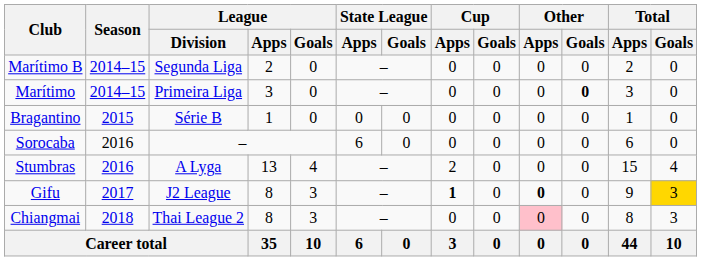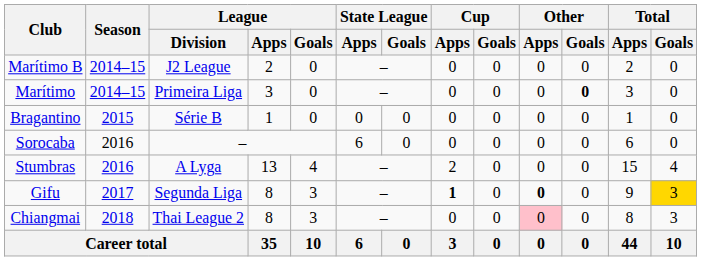(198, 67) Segunda Liga -> (198, 67) J2 League
(198, 192) J2 League -> (198, 192) Segunda Liga
